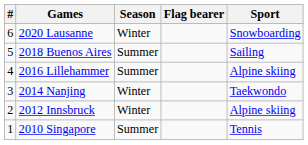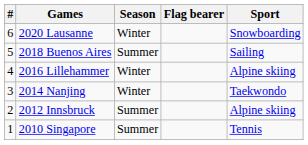(138, 71) Summer -> (134, 71) Winter
(134, 110) Winter -> (138, 110) Summer
